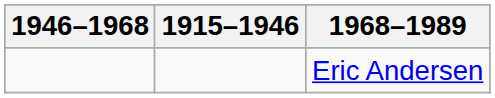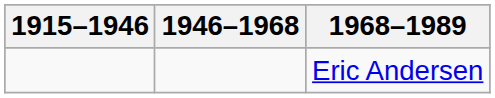columns swapped: (231, 26) <-> (80, 26)
